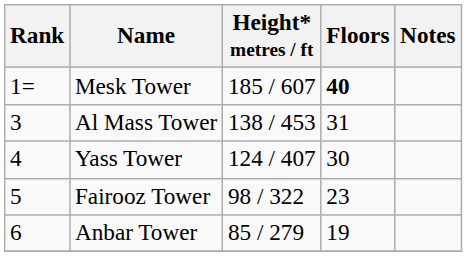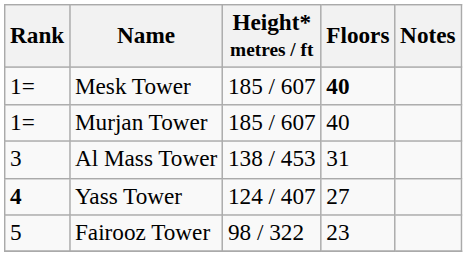+ row: (141, 122)
(16, 159) normal -> (16, 196) bold
(338, 159) 30 -> (338, 196) 27
- row: (136, 232)
